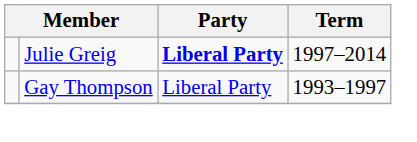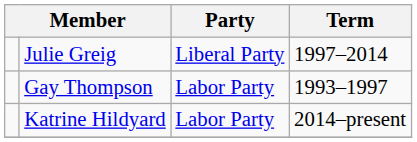(223, 53) bold -> (230, 53) normal
(217, 86) Liberal Party -> (225, 86) Labor Party
+ row: (95, 119)
